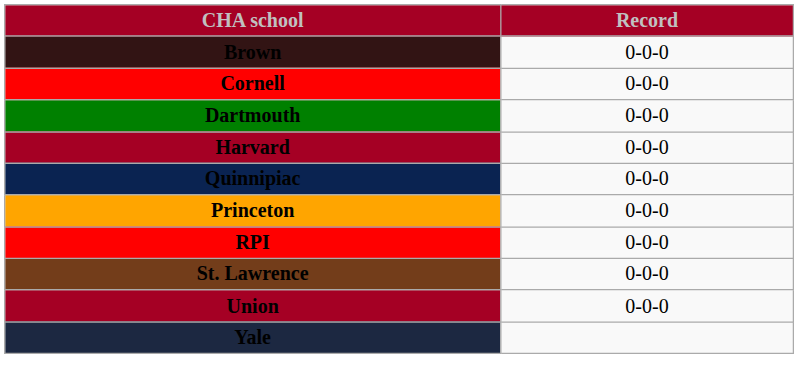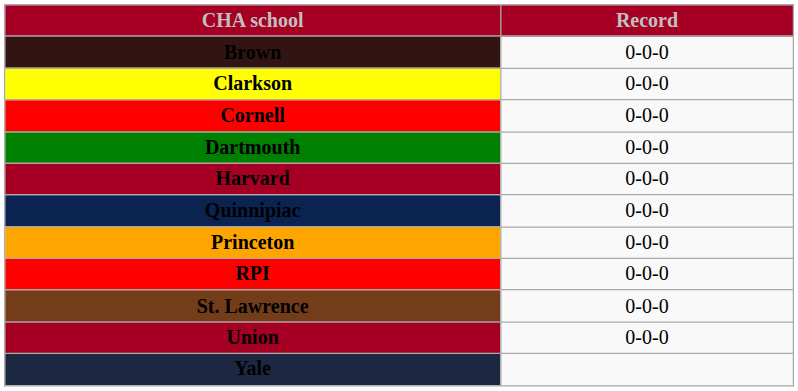+ row: (253, 83)
